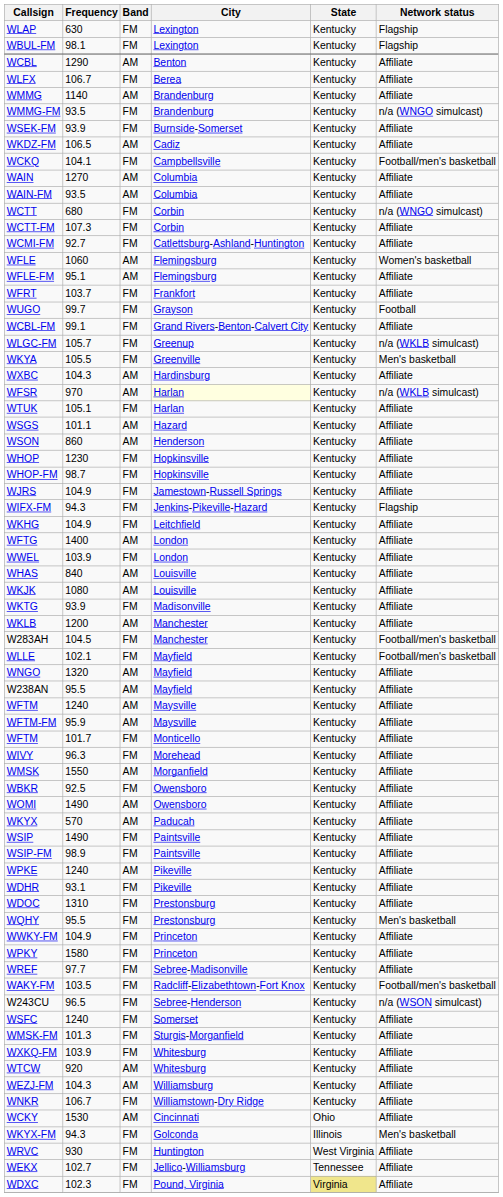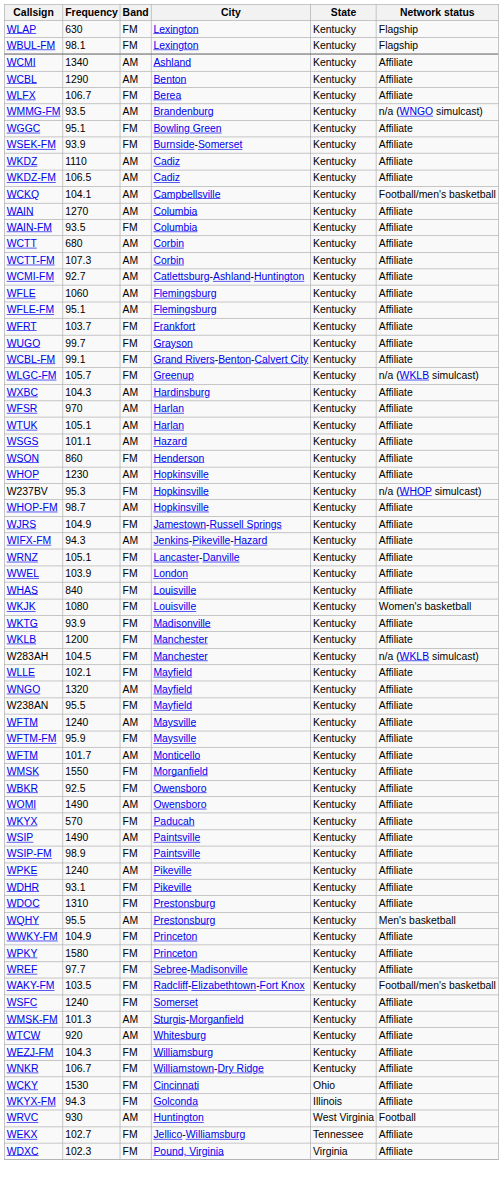+ row: (21, 62)
- row: (24, 95)
(130, 112) FM -> (130, 112) AM
+ row: (23, 128)
+ row: (22, 161)
(130, 161) FM -> (130, 194) AM
(130, 194) AM -> (130, 227) FM
(130, 211) FM -> (130, 244) AM
(431, 211) n/a (WNGO simulcast) -> (396, 244) Affiliate
(130, 227) FM -> (130, 260) AM
(130, 244) FM -> (130, 277) AM
(425, 260) Women's basketball -> (396, 293) Affiliate
(397, 310) Football -> (396, 343) Affiliate
- row: (22, 359)
(169, 392) lightyellow background -> (169, 409) no background
(429, 392) n/a (WKLB simulcast) -> (396, 409) Affiliate
(130, 409) FM -> (130, 425) AM
(130, 442) AM -> (130, 458) FM
(130, 458) FM -> (130, 475) AM
+ row: (27, 491)
(130, 475) FM -> (130, 508) AM
(130, 508) FM -> (130, 541) AM
(398, 508) Flagship -> (396, 541) Affiliate
+ row: (22, 557)
- row: (23, 524)
- row: (22, 541)
(130, 574) AM -> (130, 590) FM
(130, 590) AM -> (130, 607) FM
(396, 590) Affiliate -> (425, 607) Women's basketball
(130, 623) AM -> (130, 640) FM
(437, 640) Football/men's basketball -> (429, 656) n/a (WKLB simulcast)
(437, 656) Football/men's basketball -> (396, 673) Affiliate
(130, 689) AM -> (130, 706) FM
(130, 722) AM -> (130, 739) FM
(130, 739) FM -> (130, 755) AM
- row: (20, 755)
(130, 772) AM -> (130, 772) FM
(130, 821) AM -> (130, 821) FM
(130, 838) FM -> (130, 838) AM
(130, 920) FM -> (130, 920) AM
- row: (28, 1003)
(130, 1036) FM -> (130, 1019) AM
- row: (32, 1052)
(130, 1085) AM -> (130, 1052) FM
(130, 1118) AM -> (130, 1085) FM
(417, 1134) Men's basketball -> (396, 1101) Affiliate
(130, 1151) FM -> (130, 1118) AM
(396, 1151) Affiliate -> (397, 1118) Football
(330, 1184) khaki background -> (330, 1151) no background
